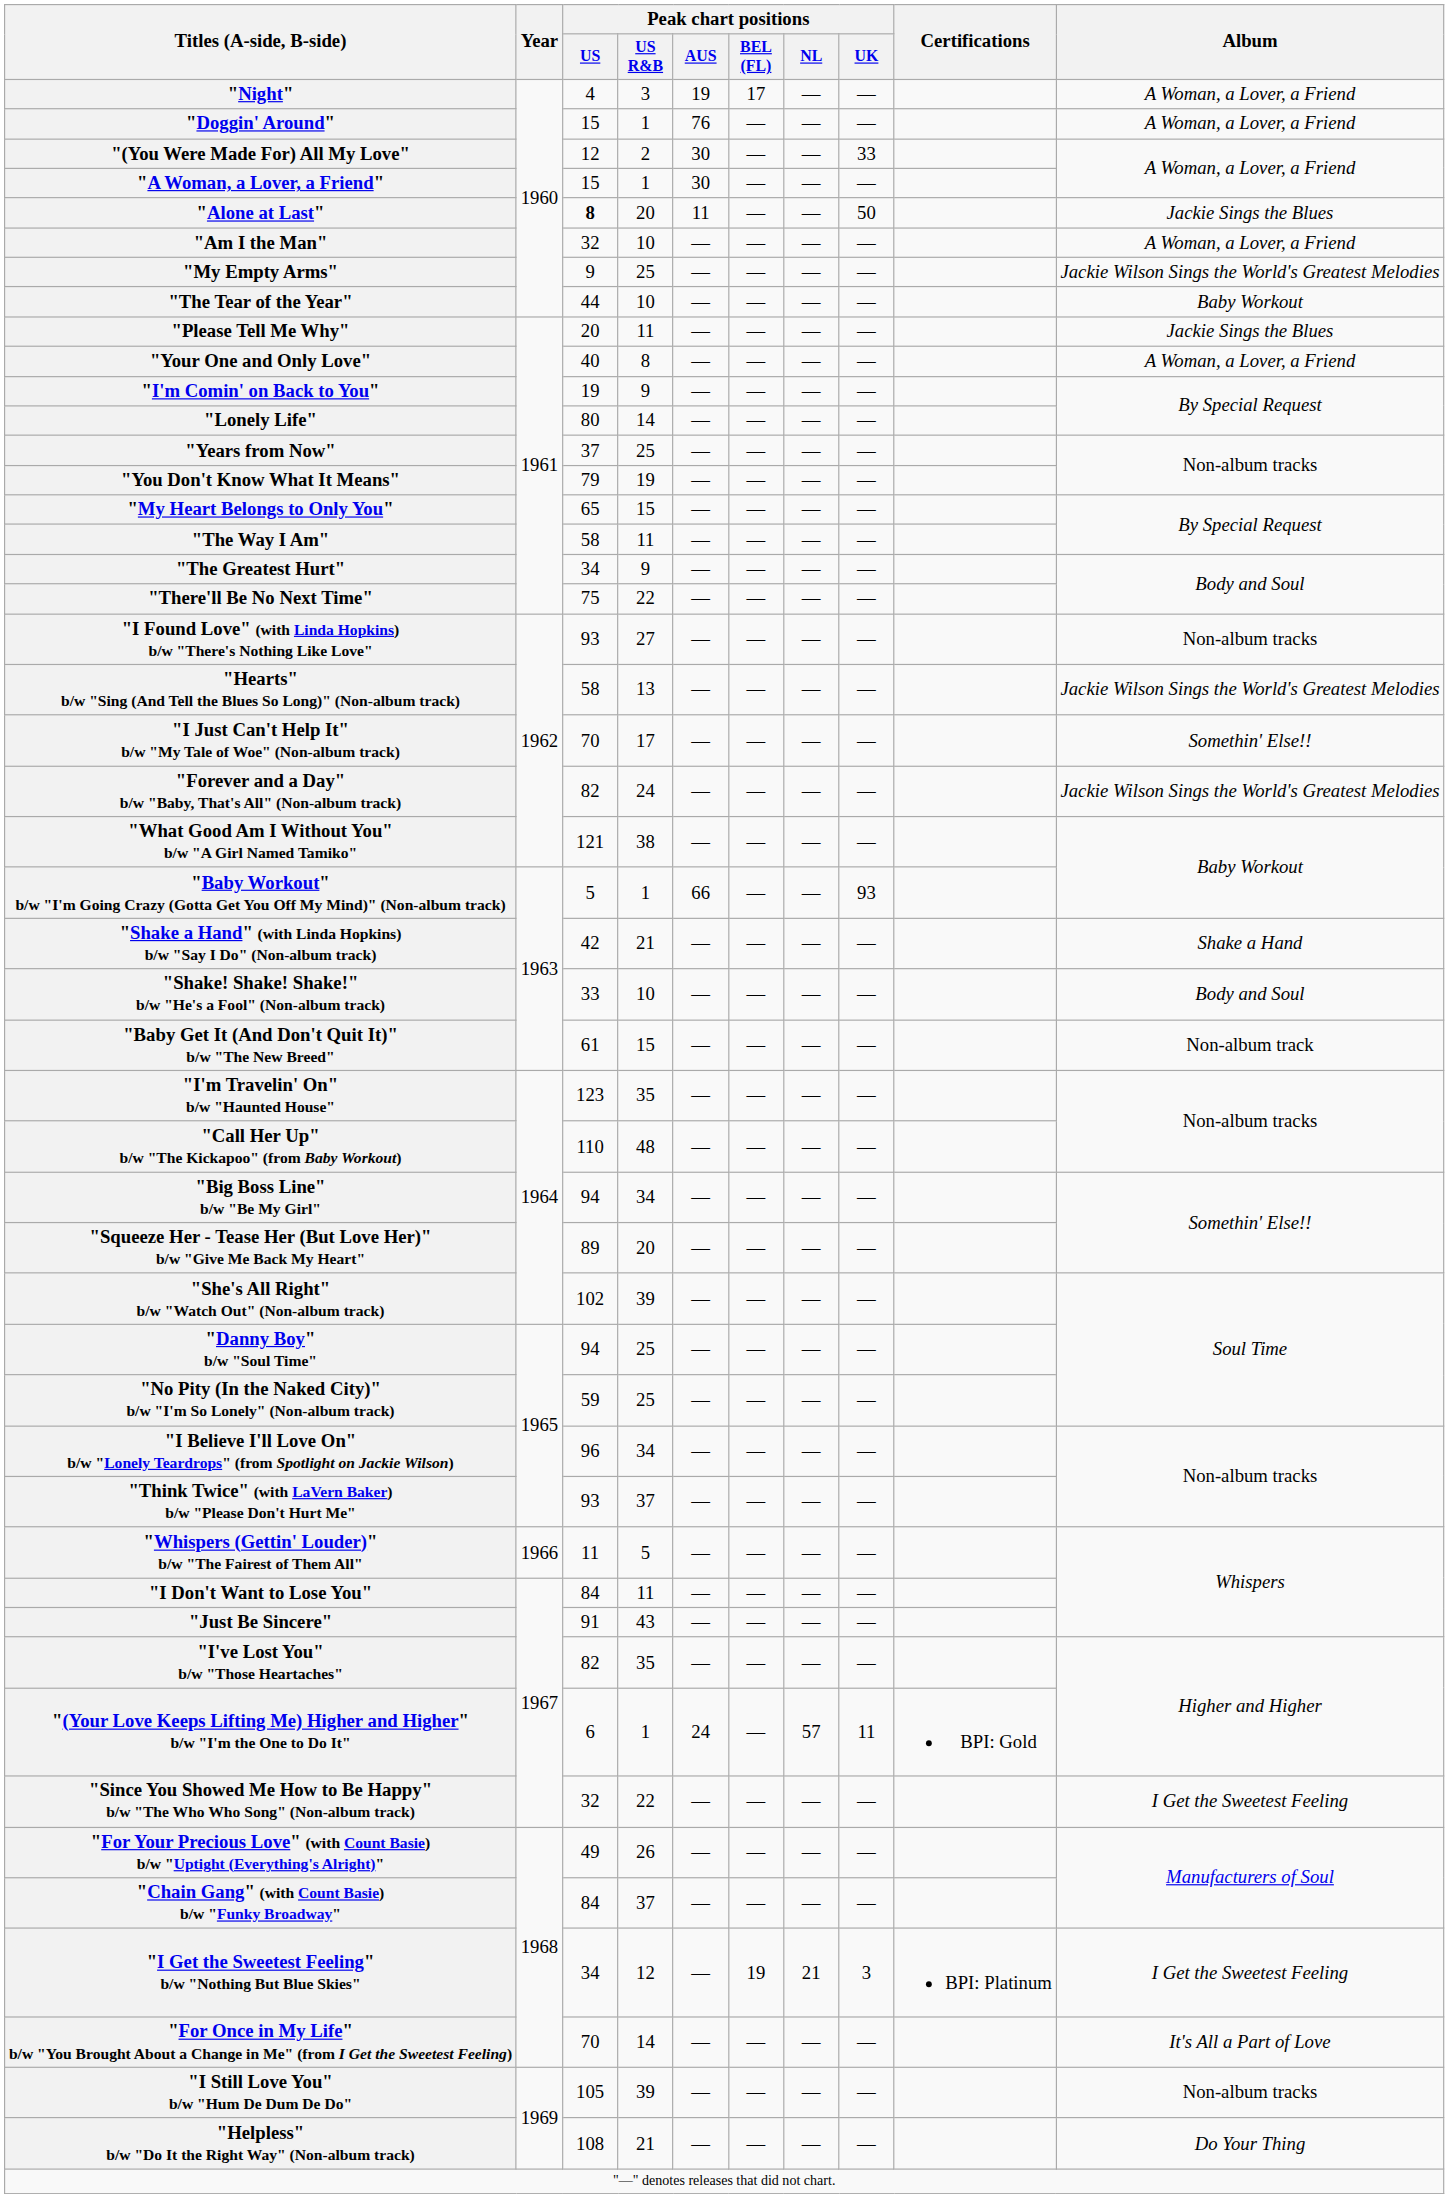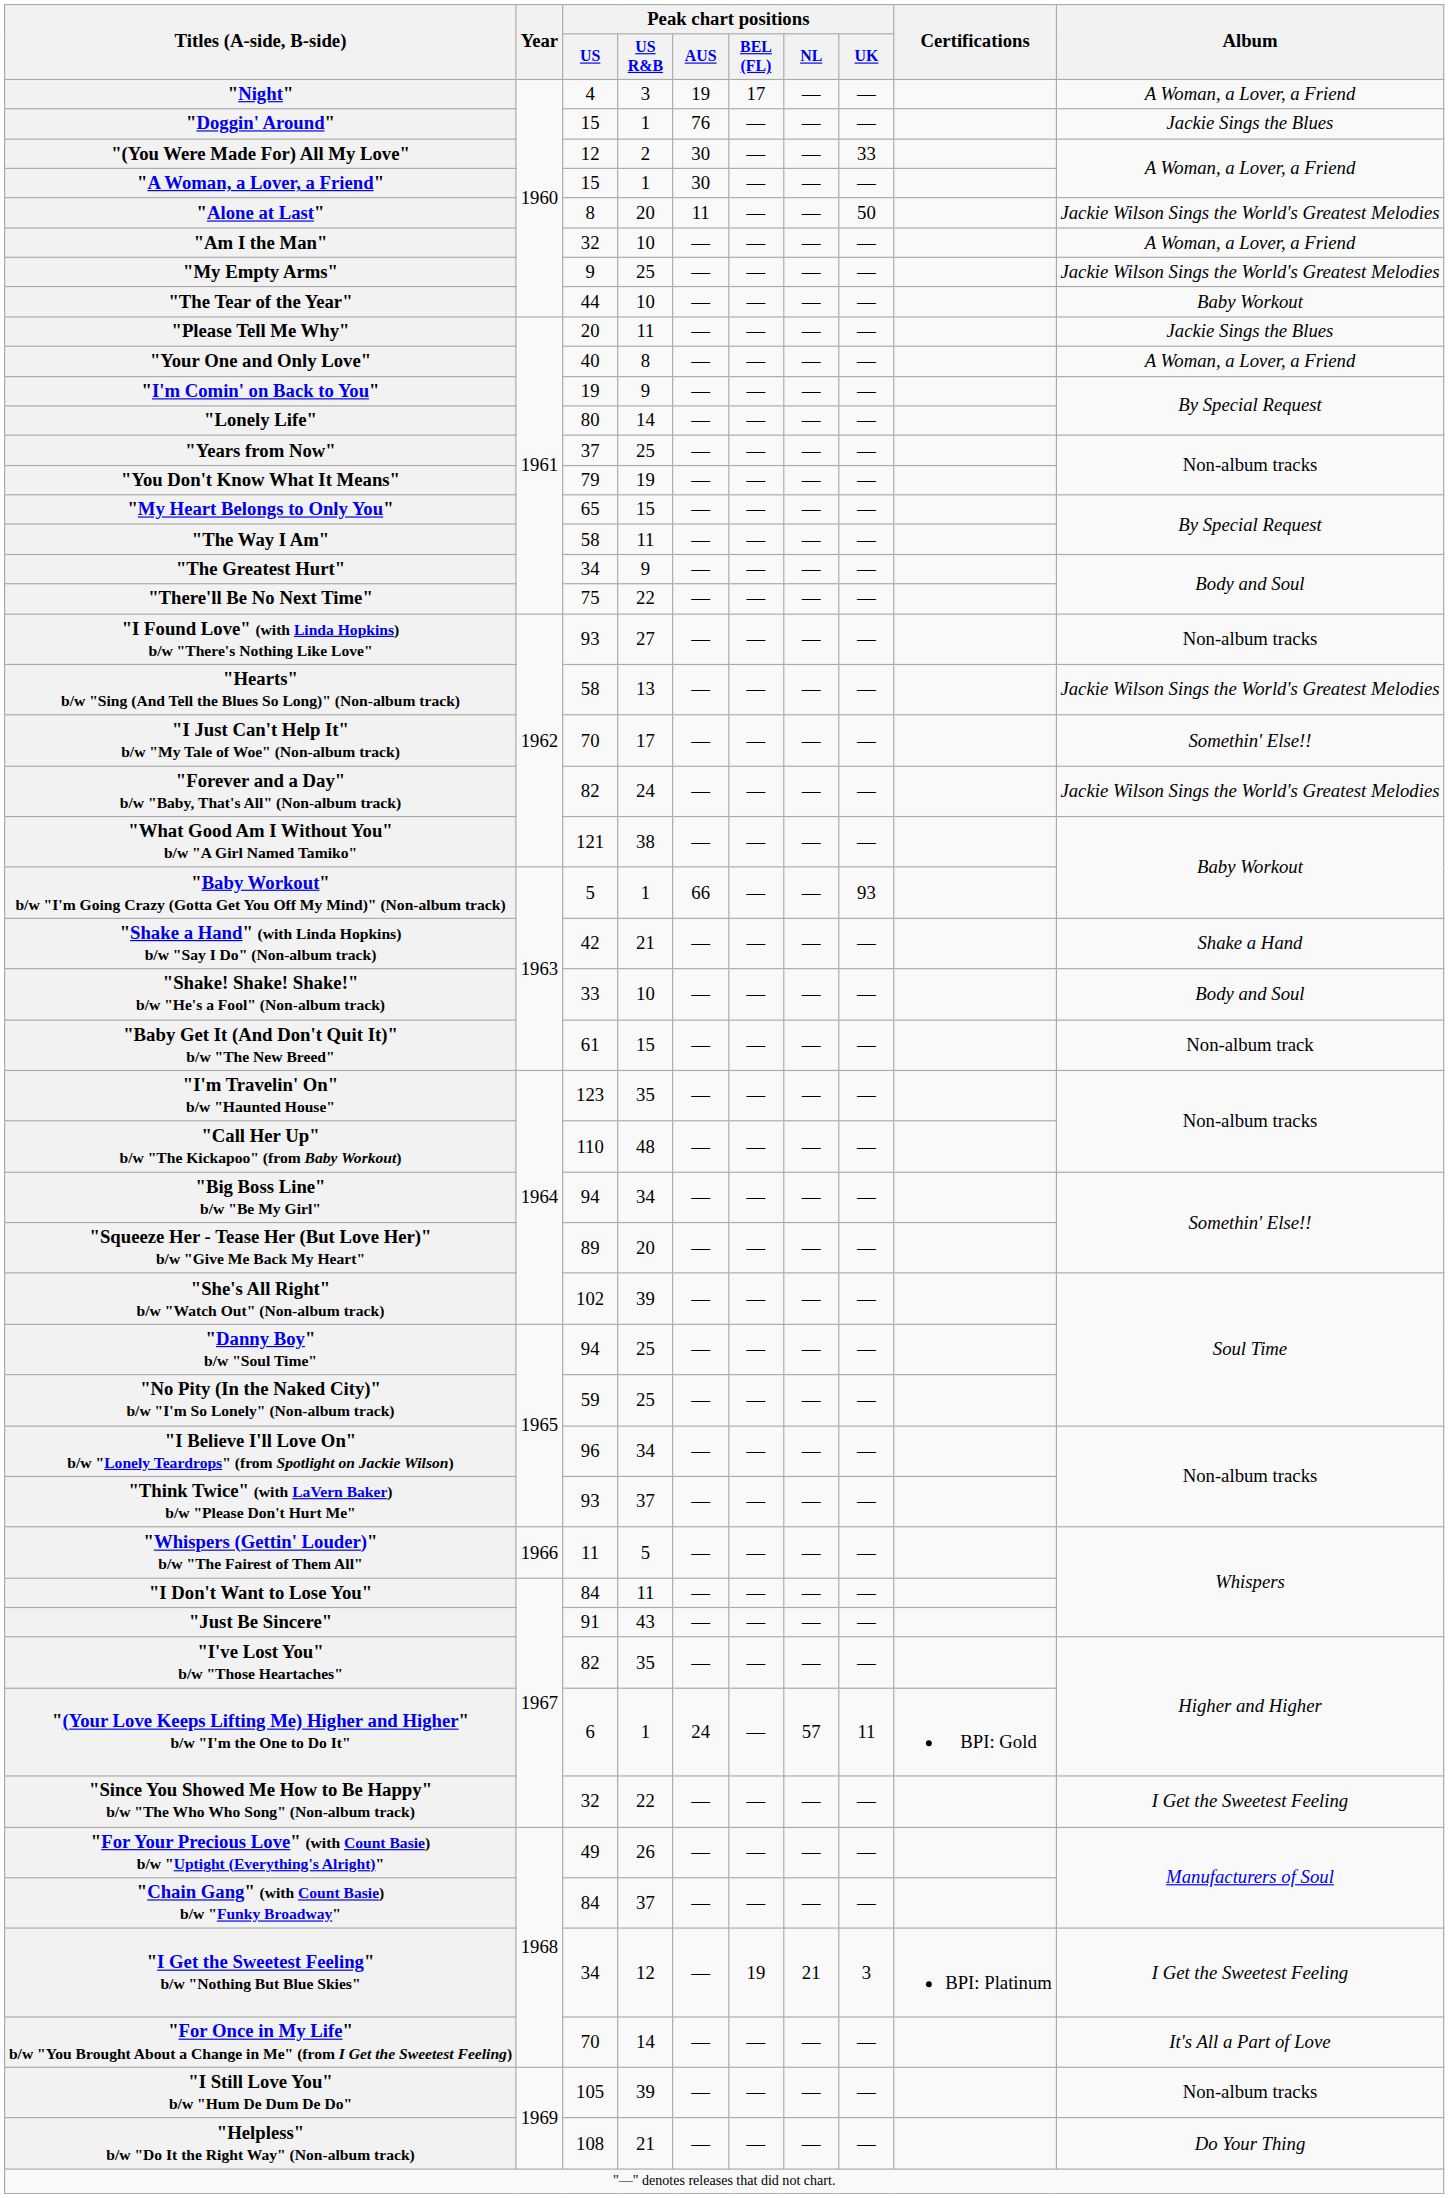(1250, 123) A Woman, a Lover, a Friend -> (1250, 123) Jackie Sings the Blues
(590, 212) bold -> (590, 212) normal
(1250, 212) Jackie Sings the Blues -> (1250, 212) Jackie Wilson Sings the World's Greatest Melodies
